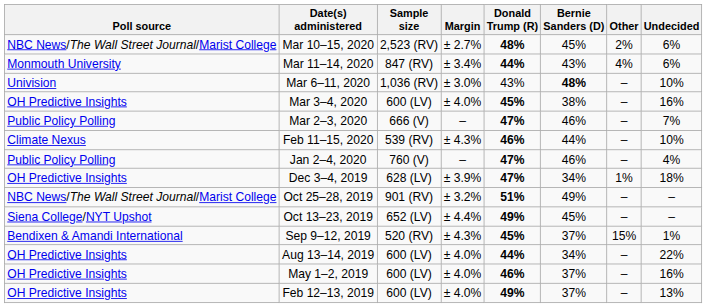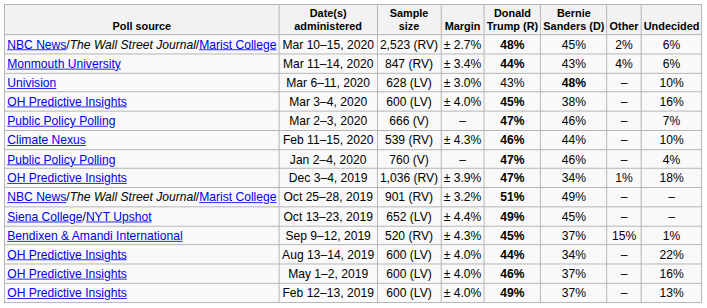(409, 83) 1,036 (RV) -> (409, 83) 628 (LV)
(409, 179) 628 (LV) -> (409, 179) 1,036 (RV)
